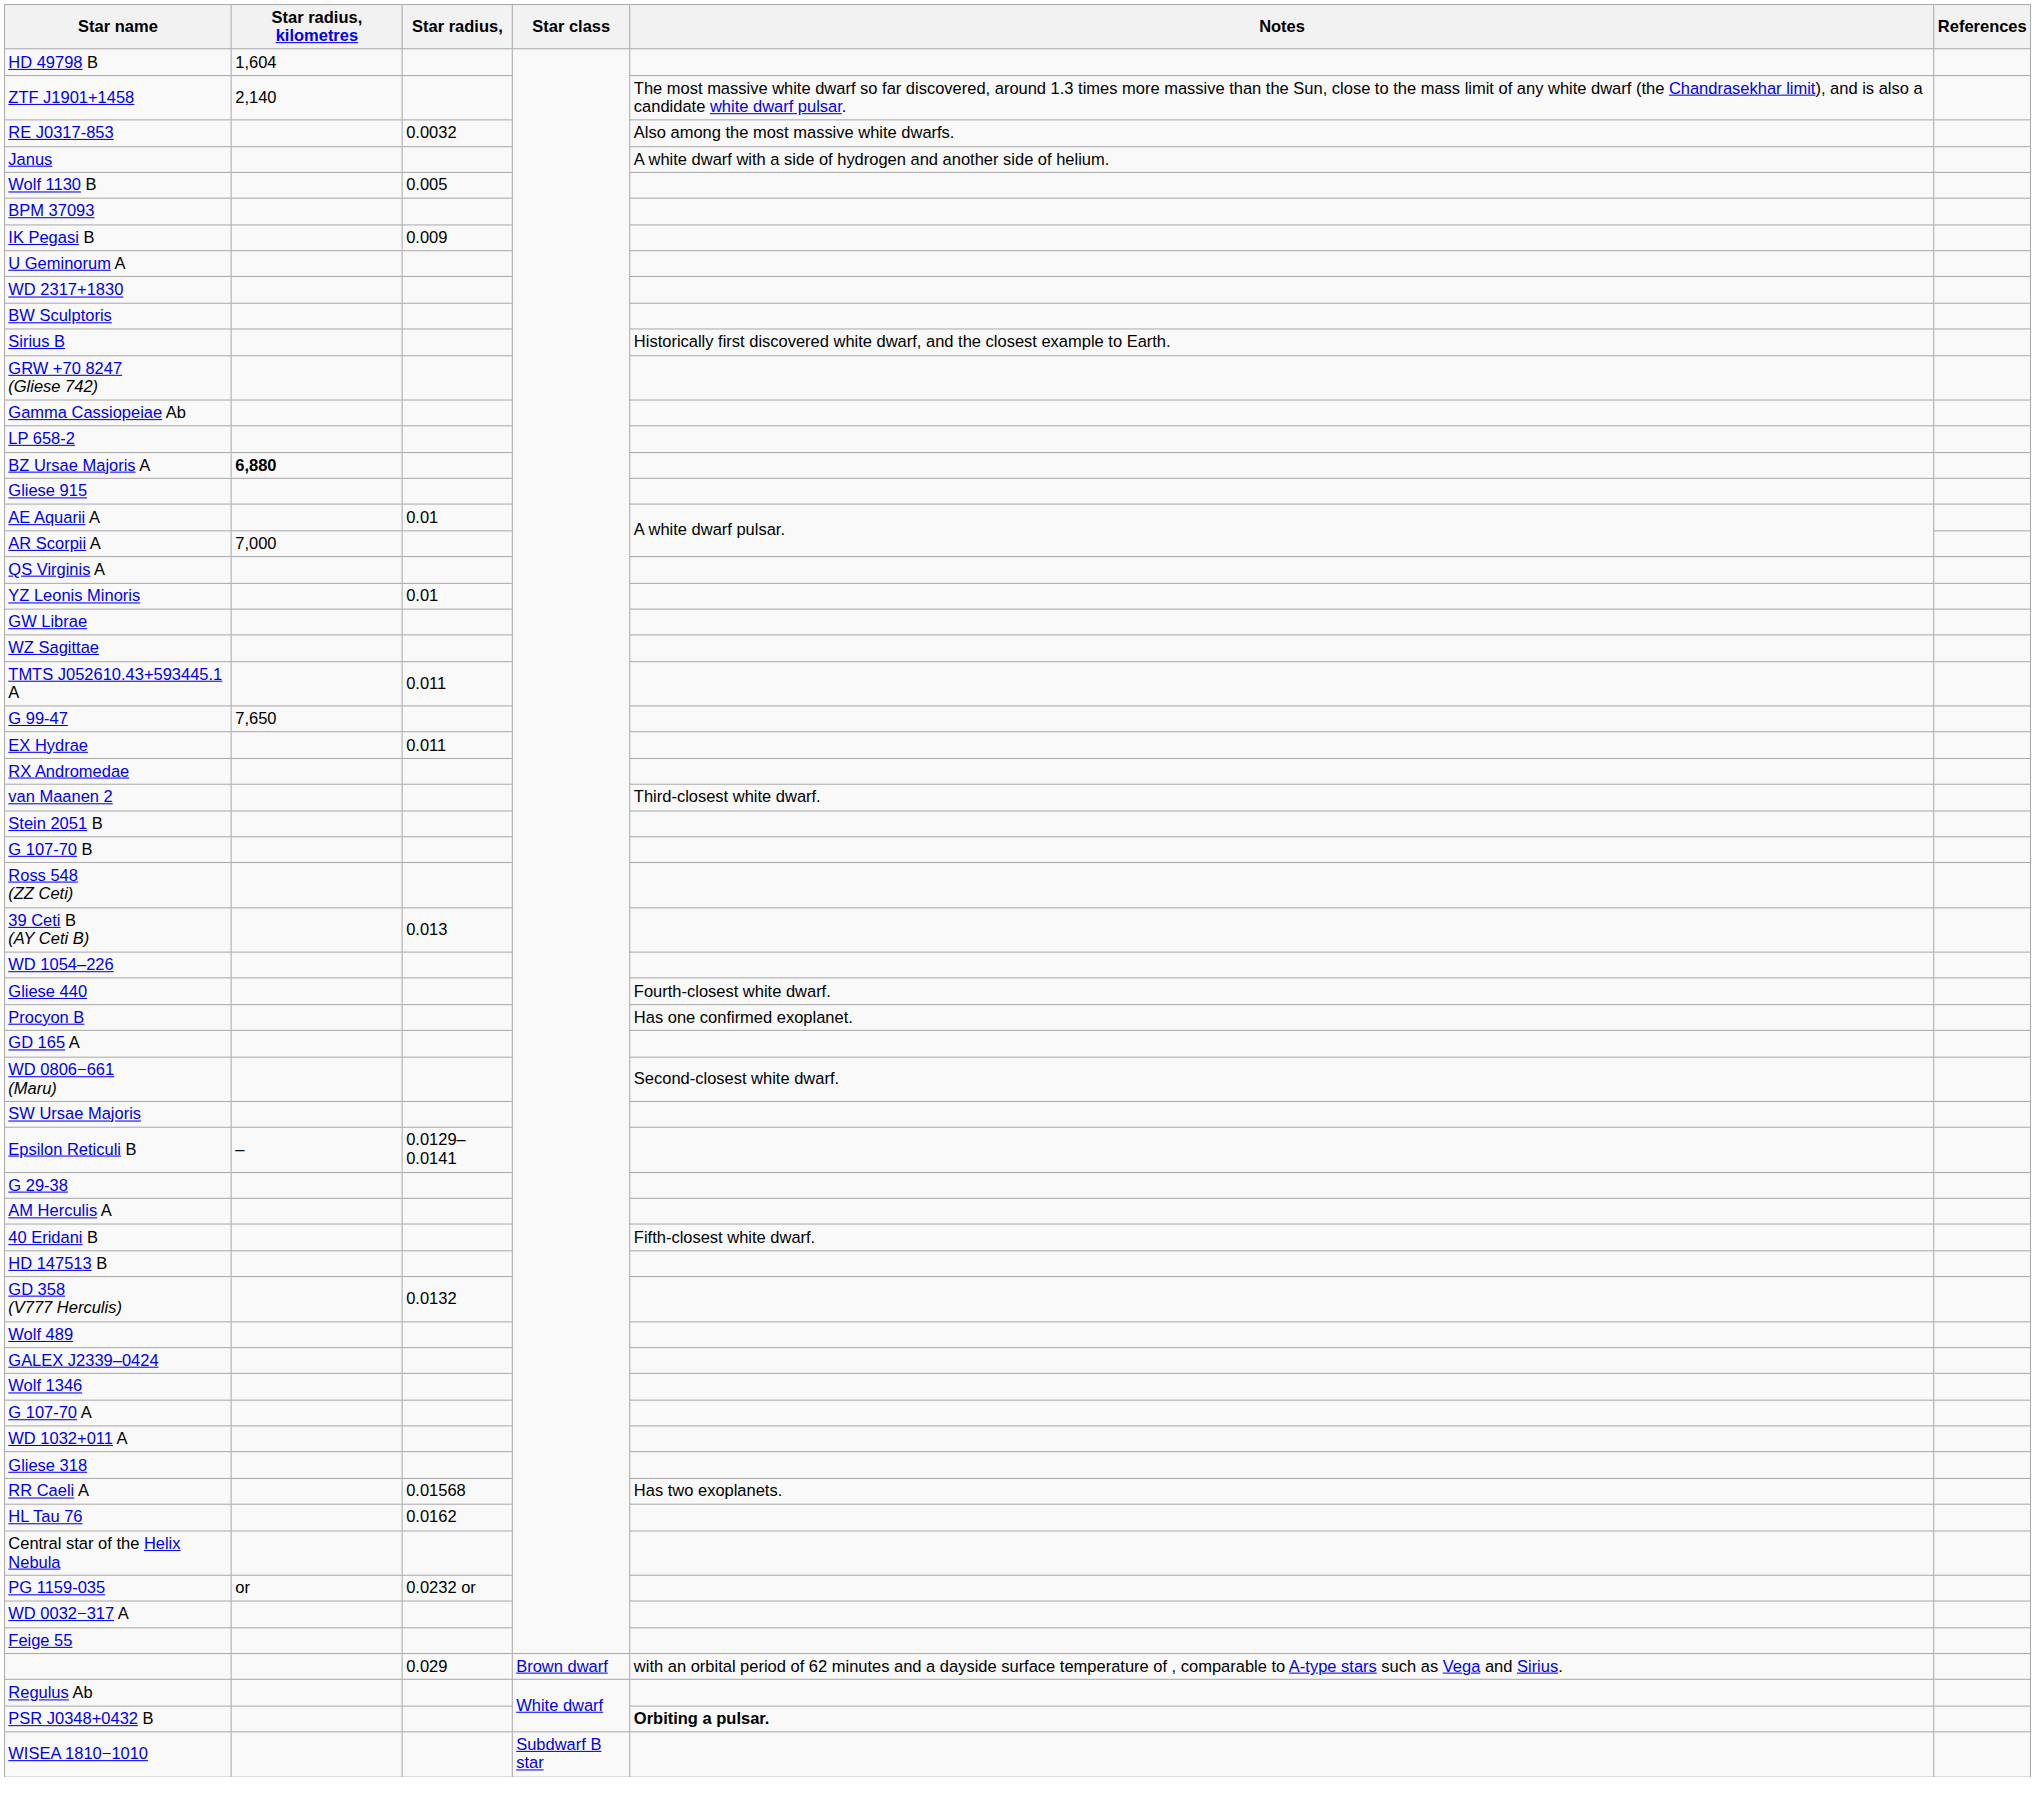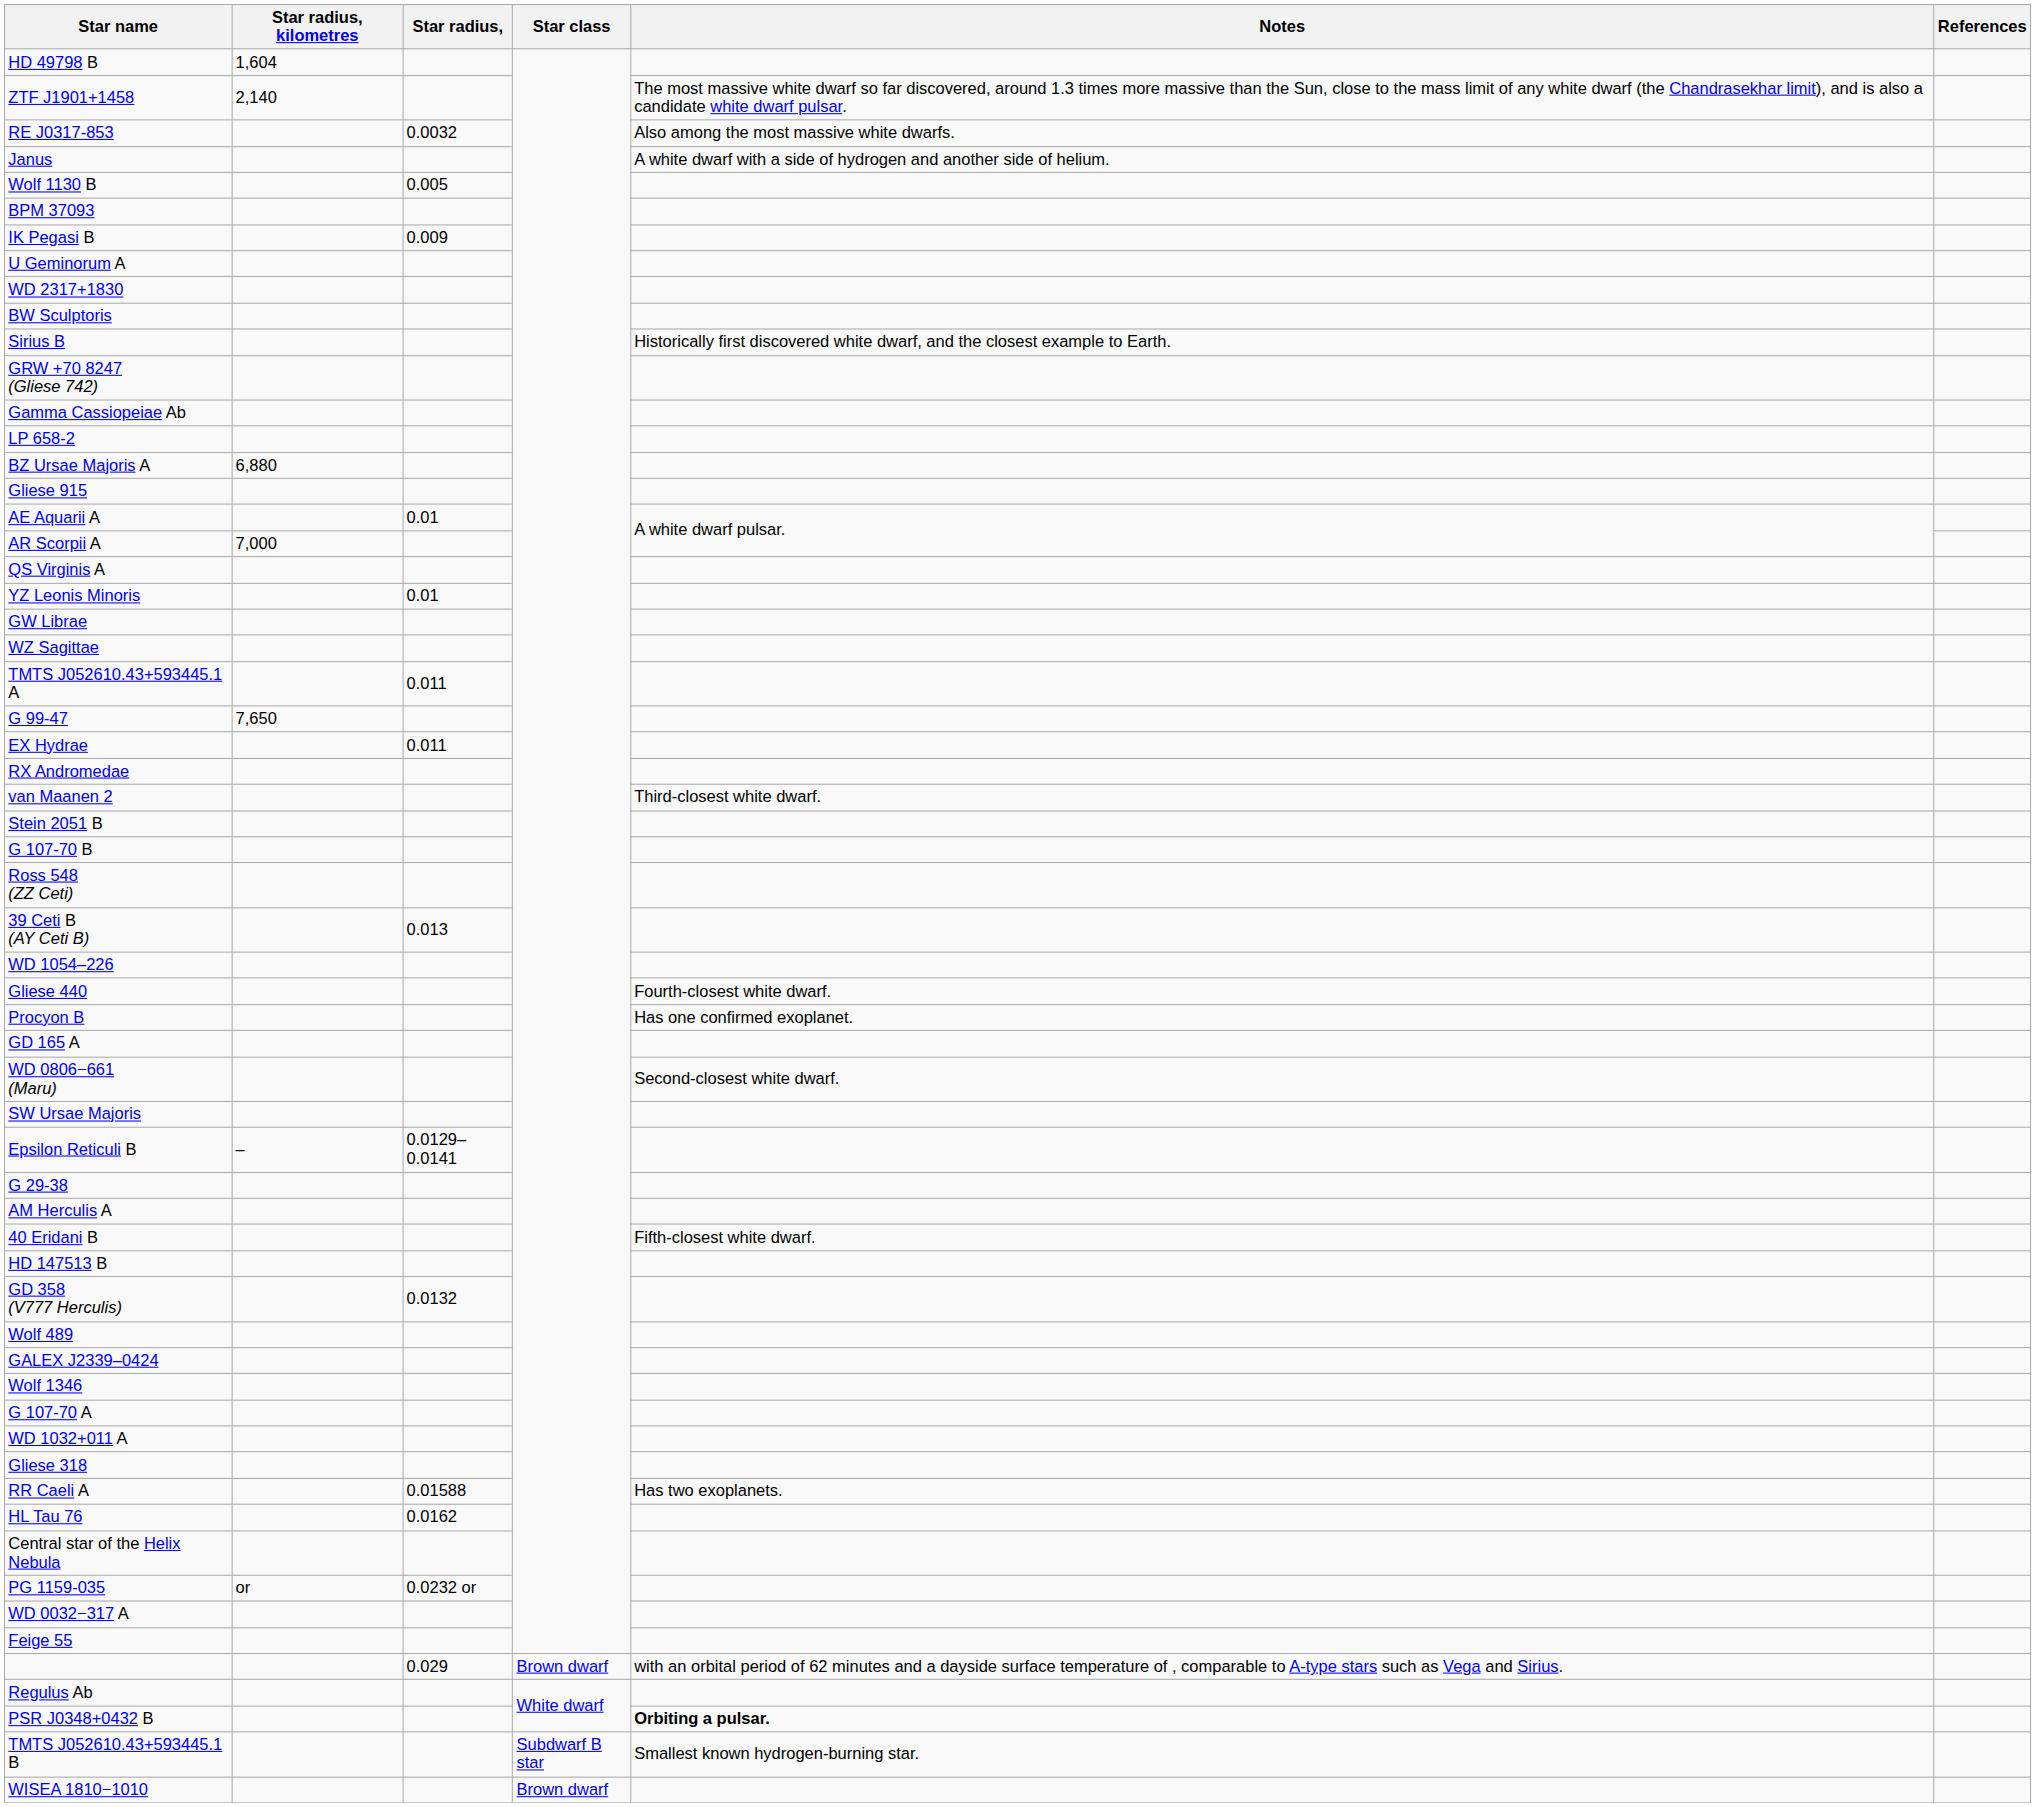(256, 465) bold -> (256, 465) normal
(436, 1491) 0.01568 -> (436, 1491) 0.01588
+ row: (115, 1754)
(559, 1754) Subdwarf B star -> (562, 1789) Brown dwarf
